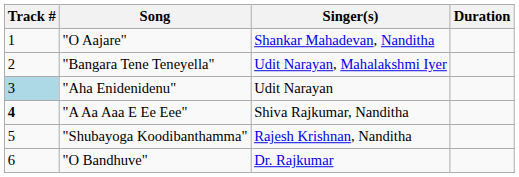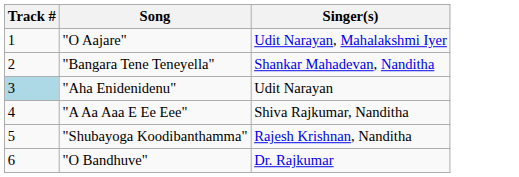- column: (482, 16)
(344, 40) Shankar Mahadevan, Nanditha -> (351, 40) Udit Narayan, Mahalakshmi Iyer
(351, 64) Udit Narayan, Mahalakshmi Iyer -> (344, 64) Shankar Mahadevan, Nanditha
(12, 112) bold -> (12, 112) normal
